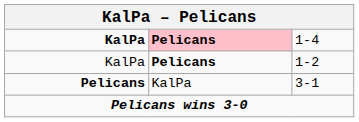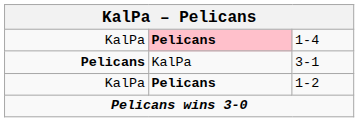(125, 40) bold -> (125, 40) normal
rows swapped: (307, 84) <-> (307, 62)
